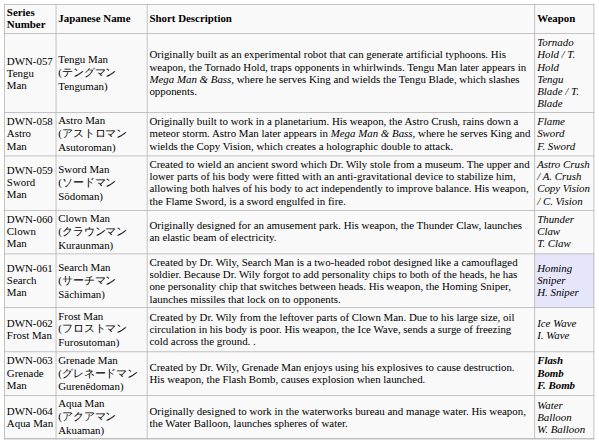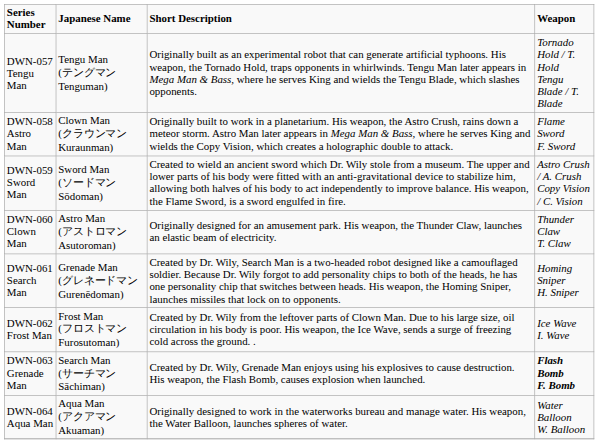(93, 134) Astro Man (アストロマン Asutoroman) -> (93, 134) Clown Man (クラウンマン Kuraunman)
(93, 232) Clown Man (クラウンマン Kuraunman) -> (93, 232) Astro Man (アストロマン Asutoroman)
(87, 280) Search Man (サーチマン Sāchiman) -> (98, 280) Grenade Man (グレネードマン Gurenēdoman)
(558, 280) lavender background -> (558, 280) no background
(98, 373) Grenade Man (グレネードマン Gurenēdoman) -> (87, 373) Search Man (サーチマン Sāchiman)
